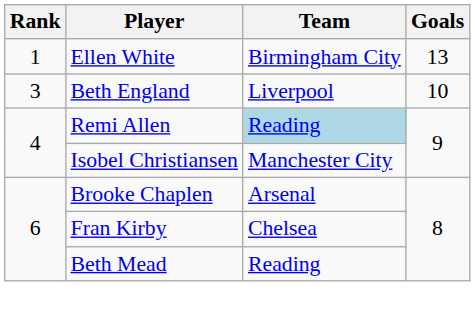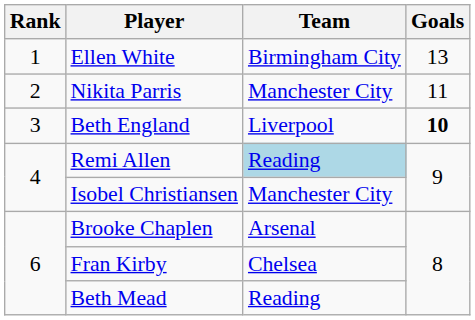+ row: (126, 90)
(438, 90) normal -> (438, 125) bold
